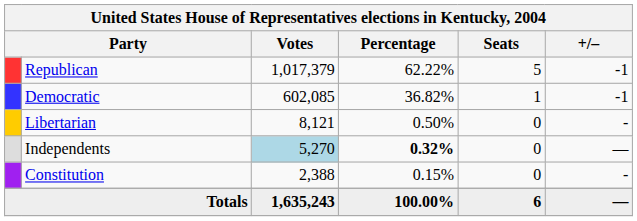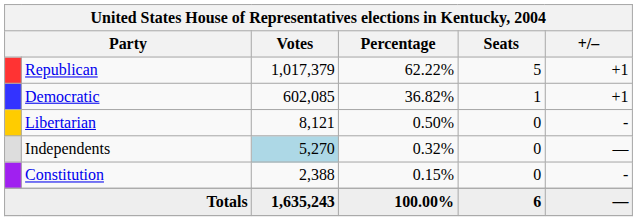(622, 70) -1 -> (620, 70) +1
(622, 96) -1 -> (620, 96) +1
(432, 149) bold -> (433, 149) normal
